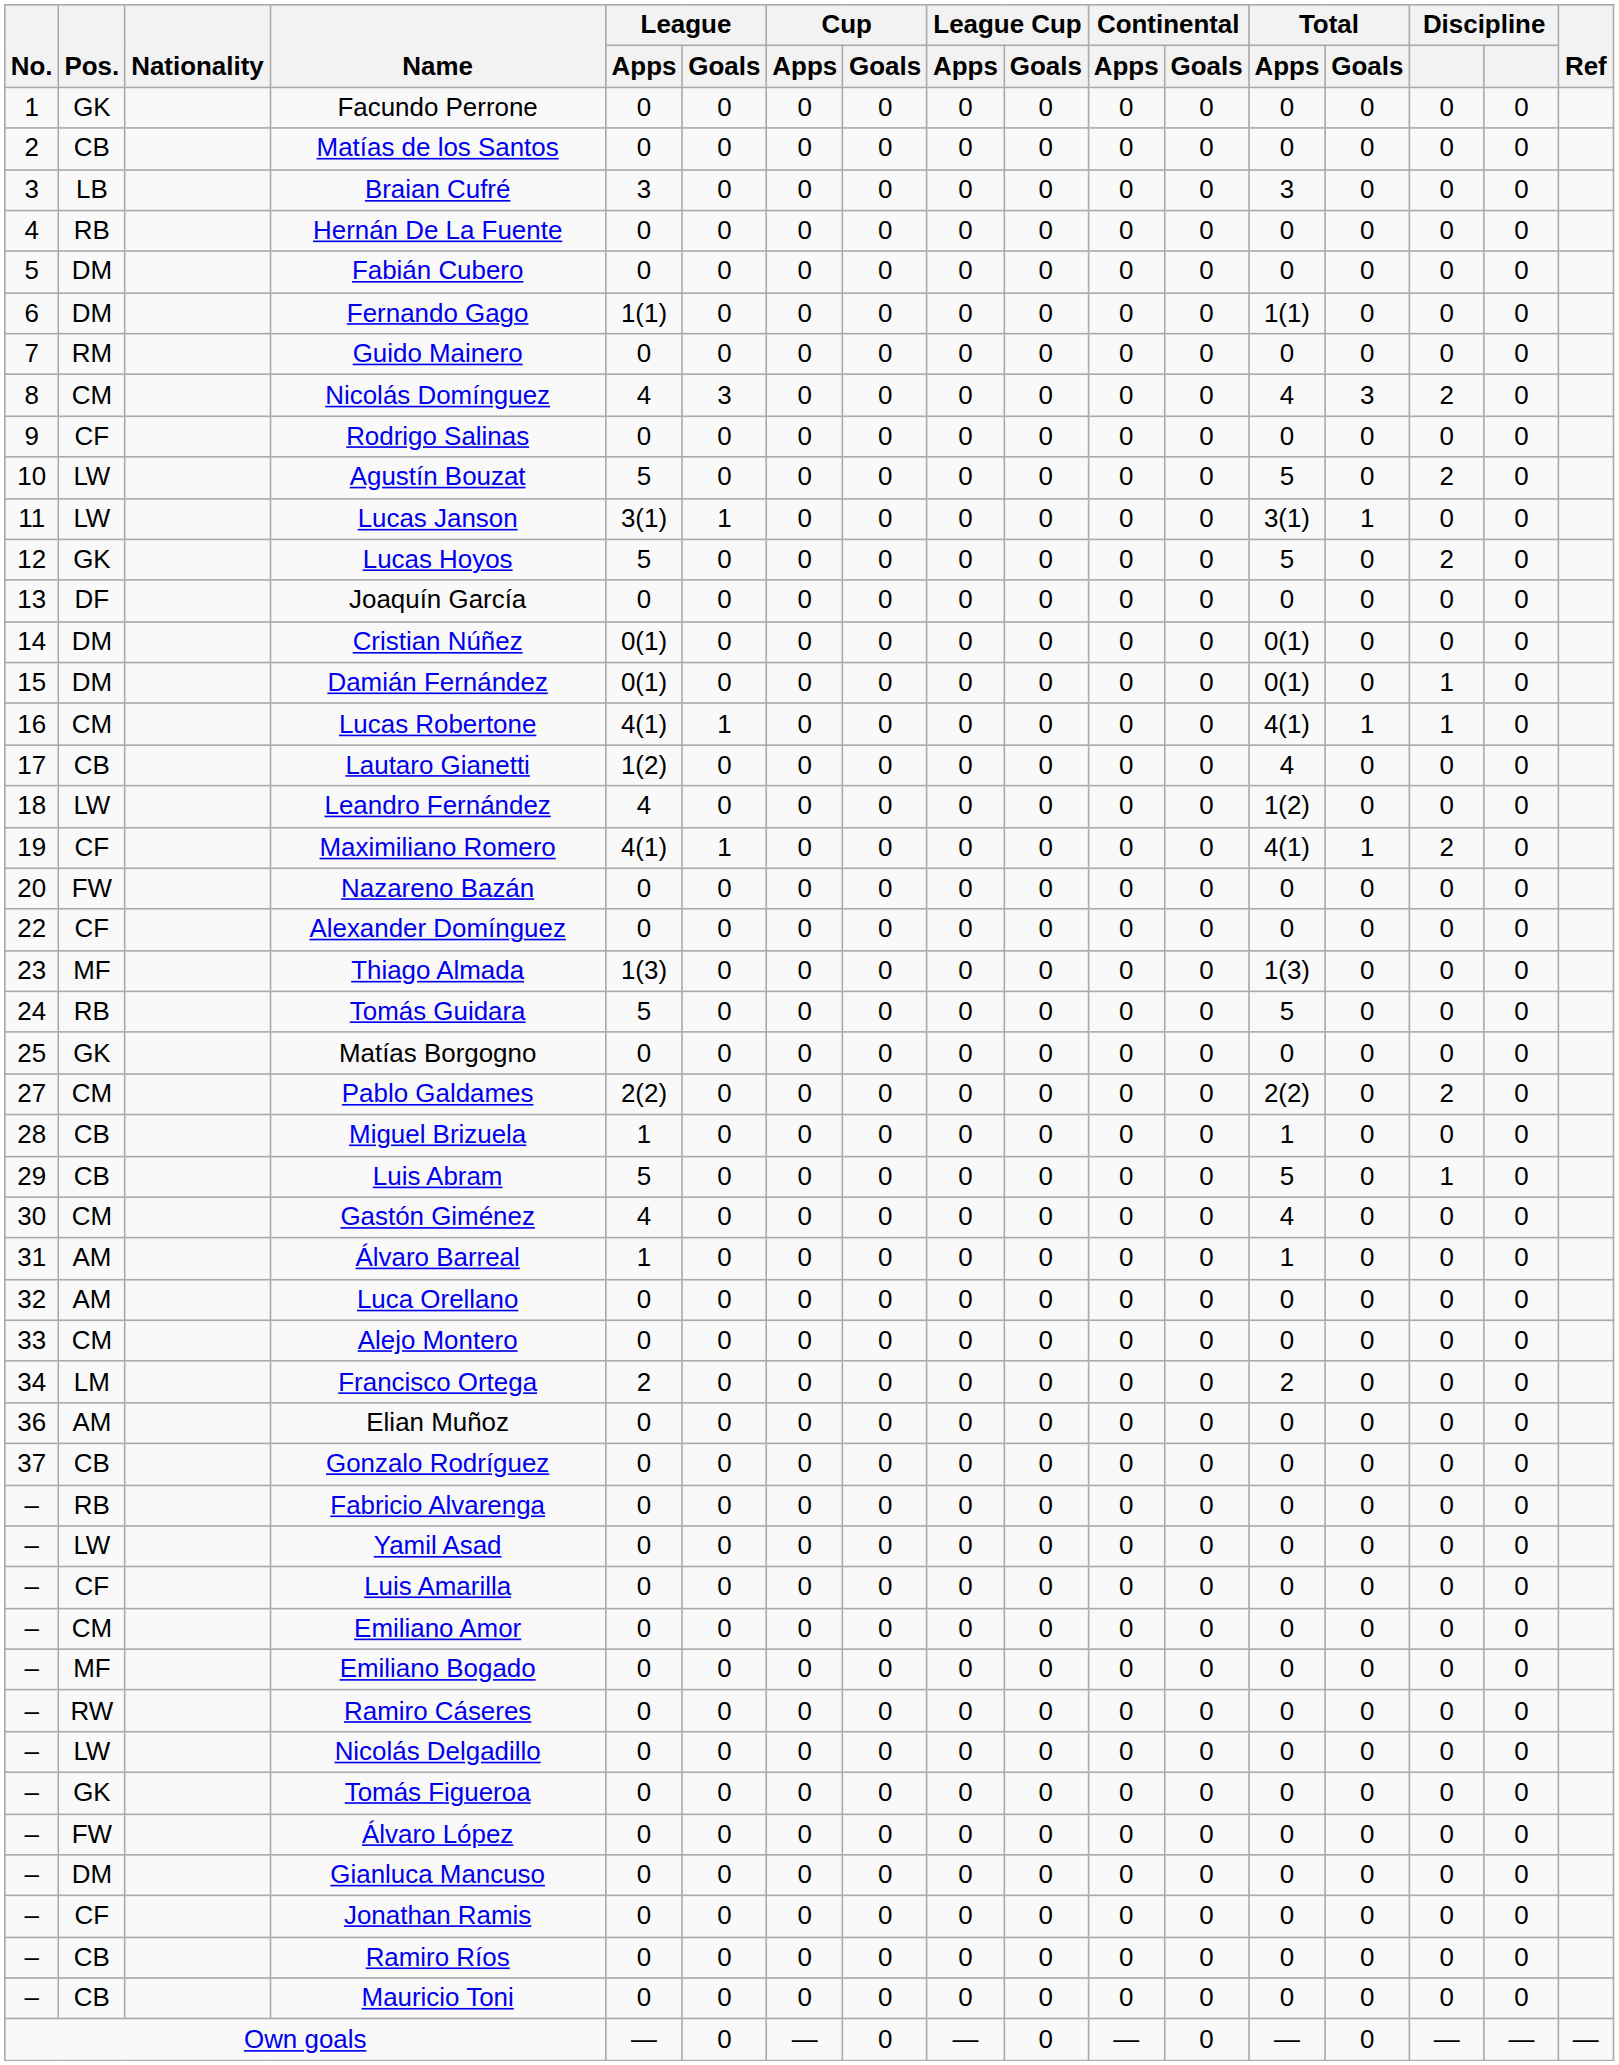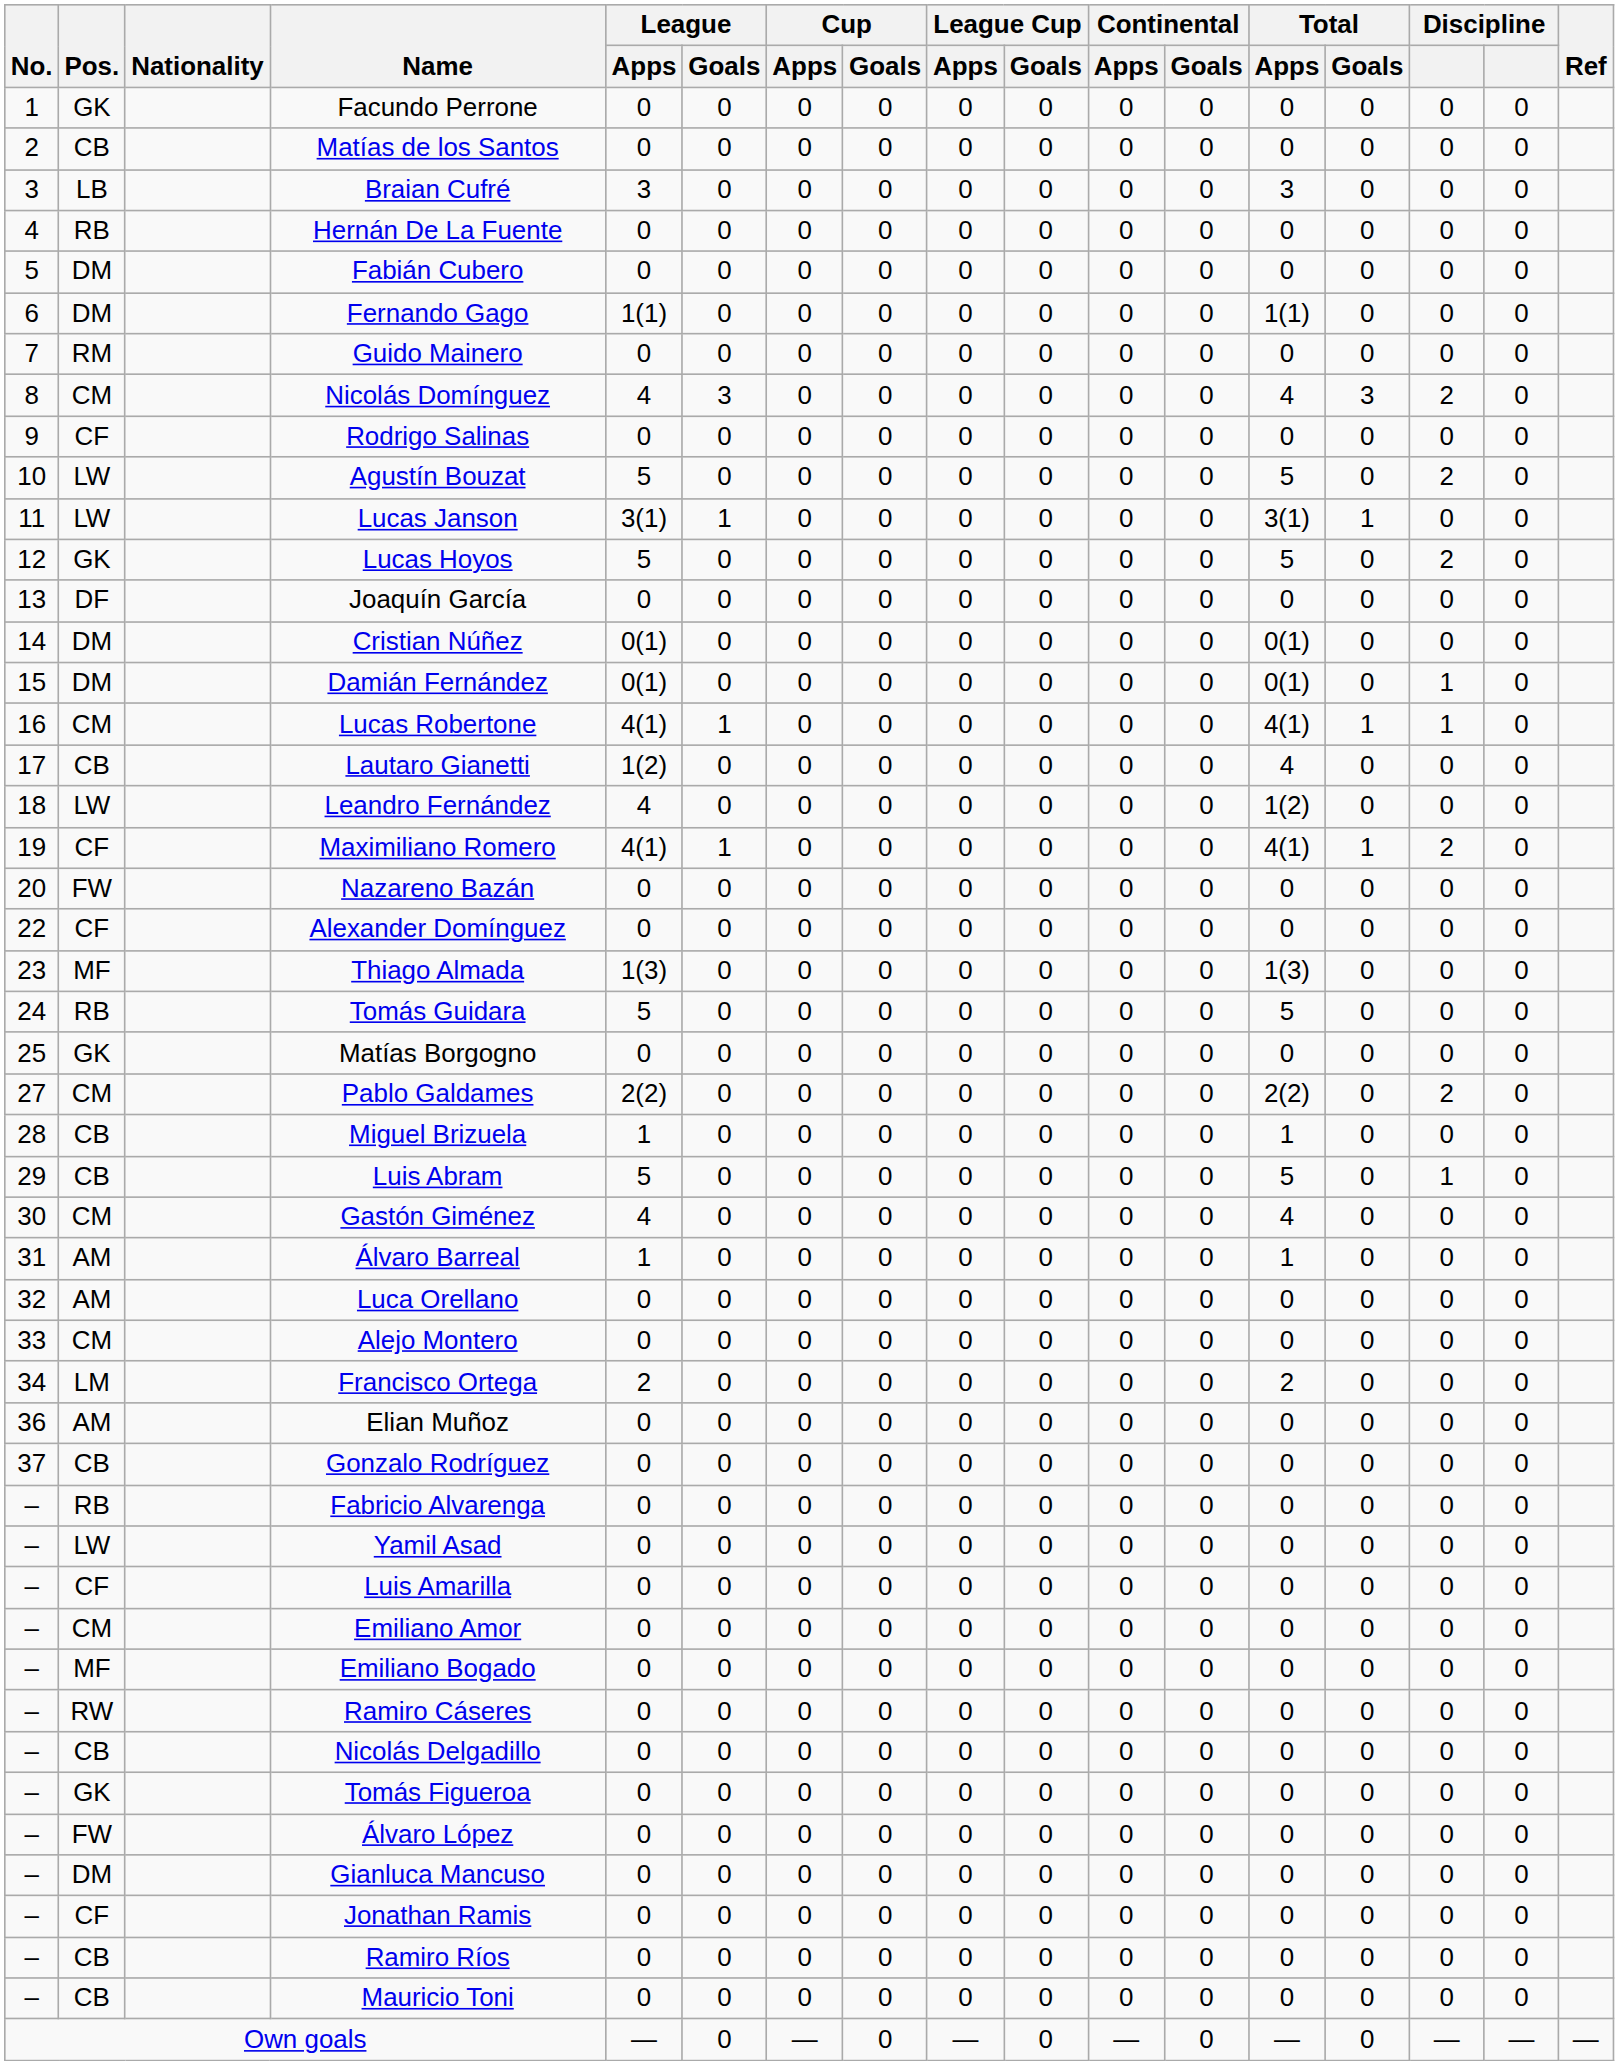(92, 1751) LW -> (92, 1751) CB
